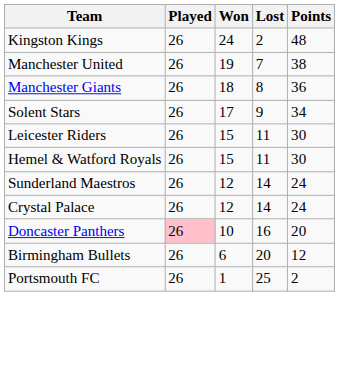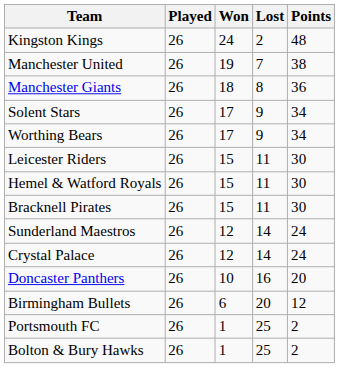+ row: (55, 135)
+ row: (60, 207)
(176, 231) pink background -> (176, 278) no background
+ row: (76, 350)
